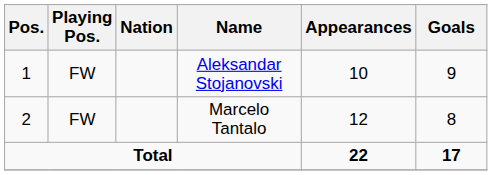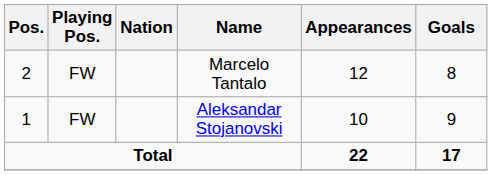rows swapped: (239, 73) <-> (239, 119)
